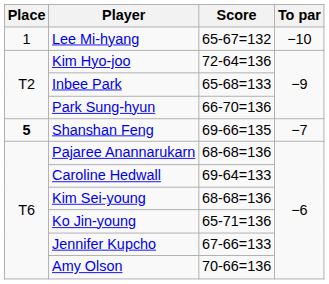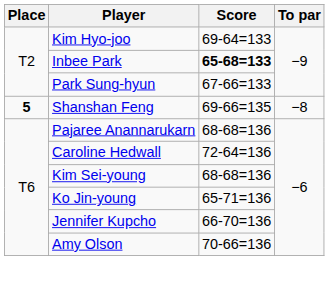- row: (96, 38)
(237, 61) 72-64=136 -> (237, 38) 69-64=133
(237, 84) normal -> (237, 61) bold
(237, 107) 66-70=136 -> (237, 84) 67-66=133
(299, 130) −7 -> (299, 107) −8
(237, 175) 69-64=133 -> (237, 152) 72-64=136
(237, 244) 67-66=133 -> (237, 221) 66-70=136
